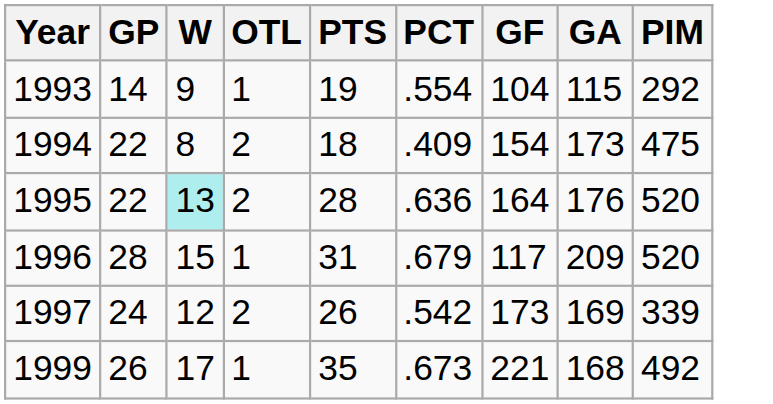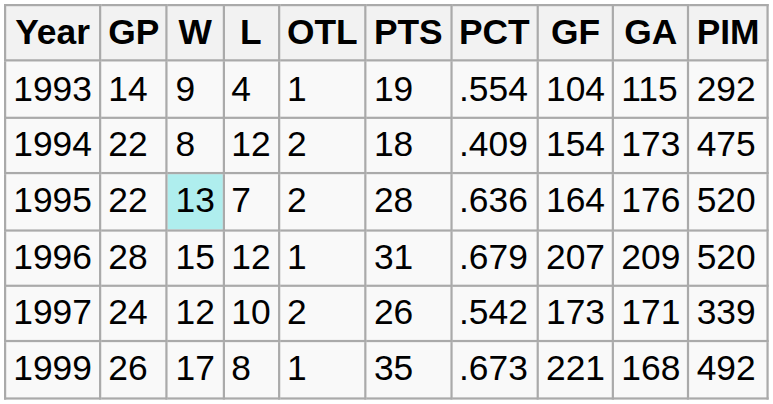+ column: (251, 32)
(519, 256) 117 -> (576, 256) 207
(595, 312) 169 -> (651, 312) 171
